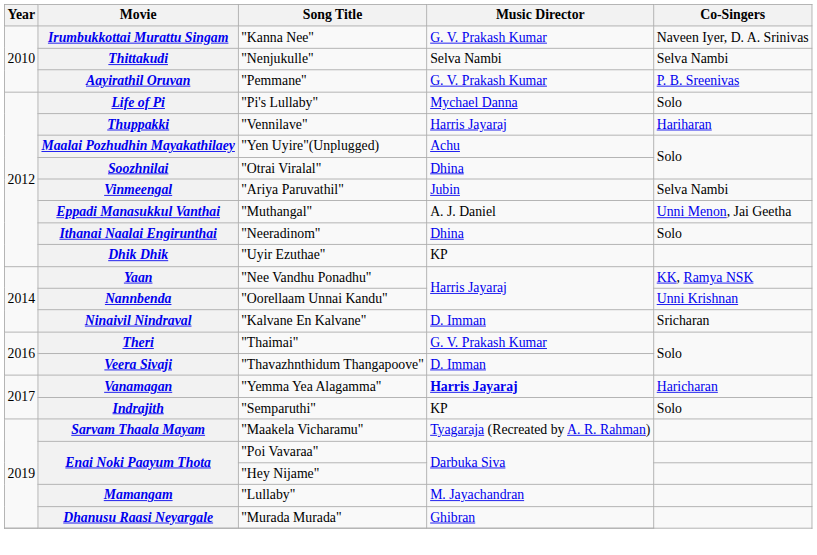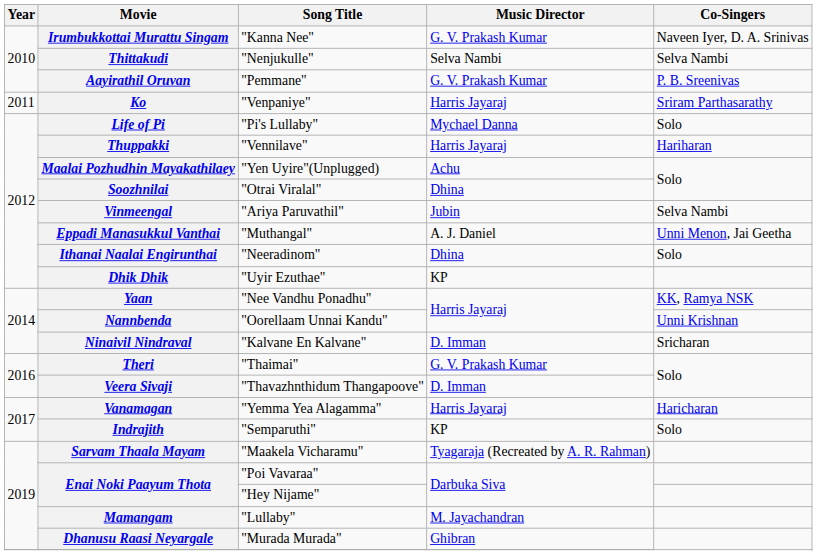+ row: (138, 102)
(474, 386) bold -> (469, 408) normal
